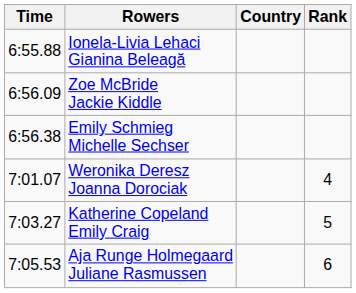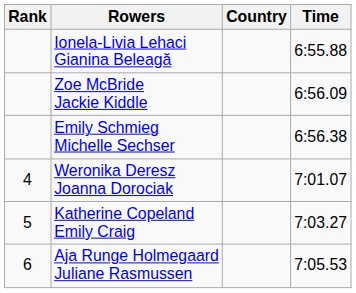columns swapped: (328, 17) <-> (35, 17)
